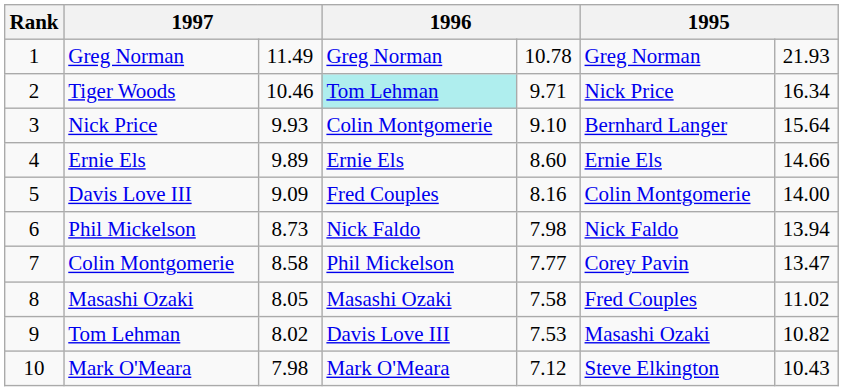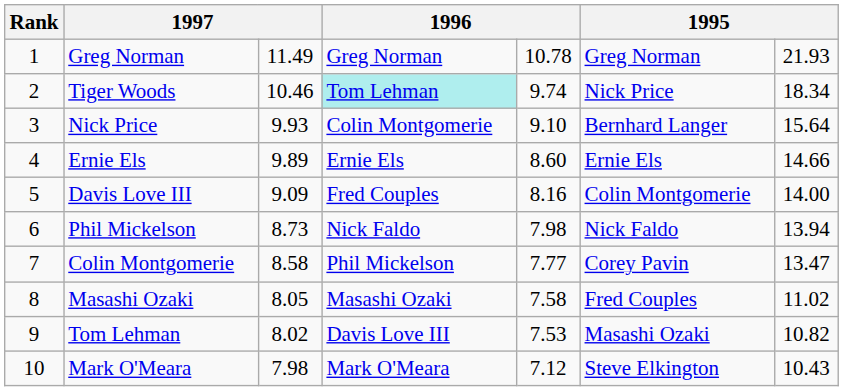(548, 91) 9.71 -> (548, 91) 9.74
(806, 91) 16.34 -> (806, 91) 18.34
